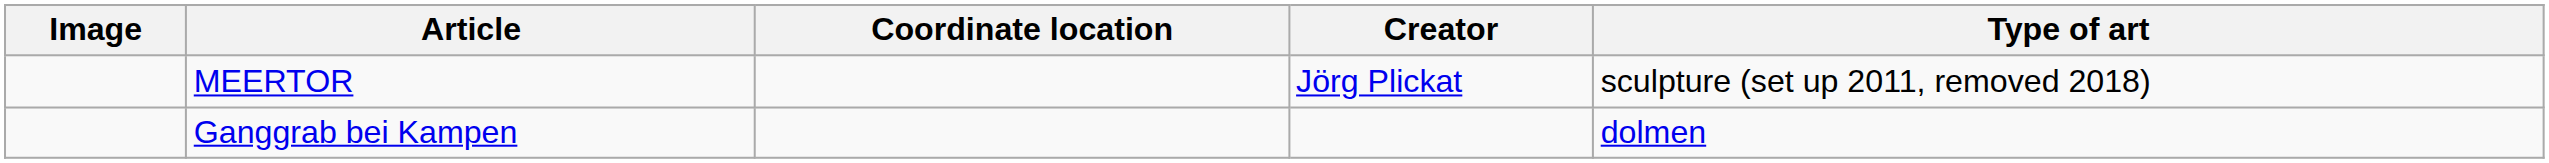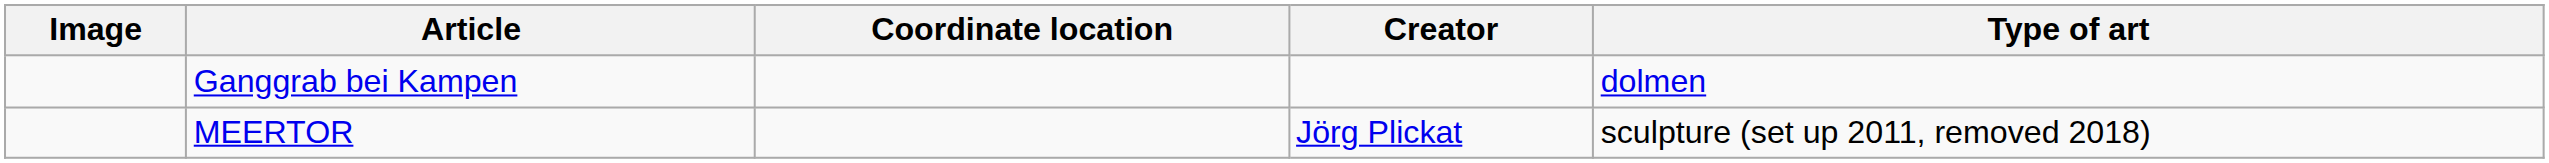rows swapped: (356, 132) <-> (274, 81)
